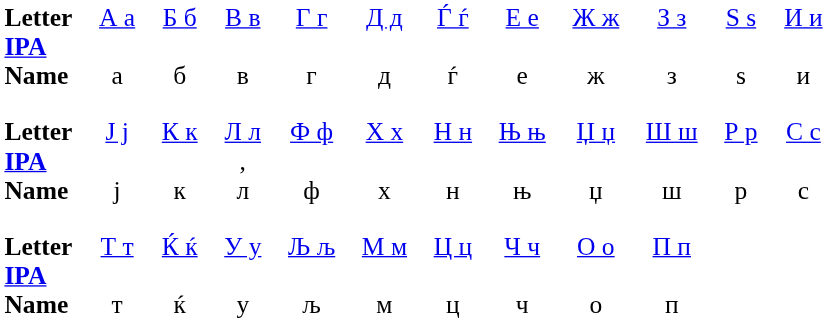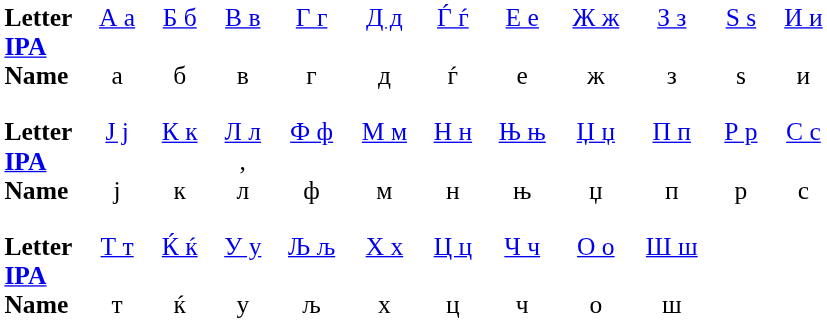(384, 161) Х х х -> (384, 161) М м м
(672, 161) Ш ш ш -> (672, 161) П п п
(384, 275) М м м -> (384, 275) Х х х
(672, 275) П п п -> (672, 275) Ш ш ш
